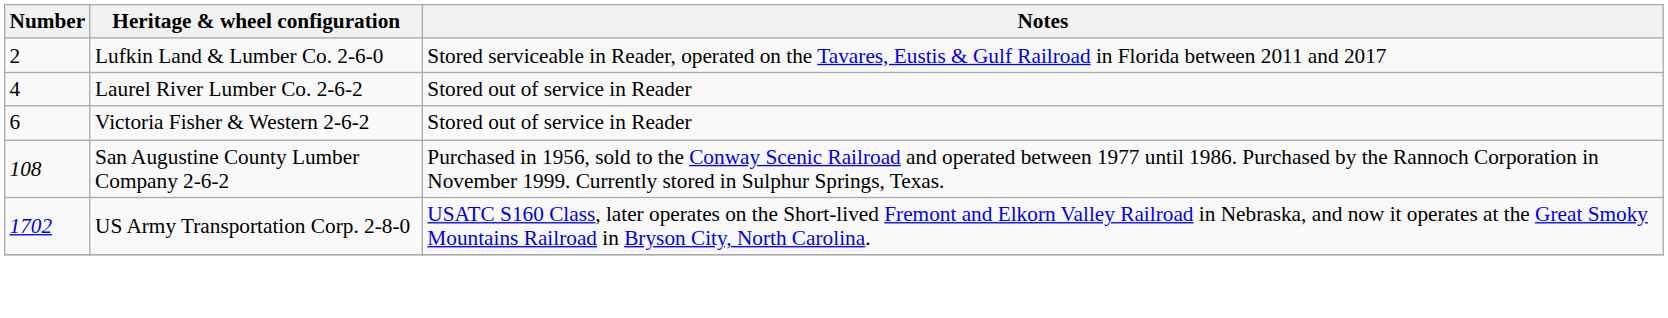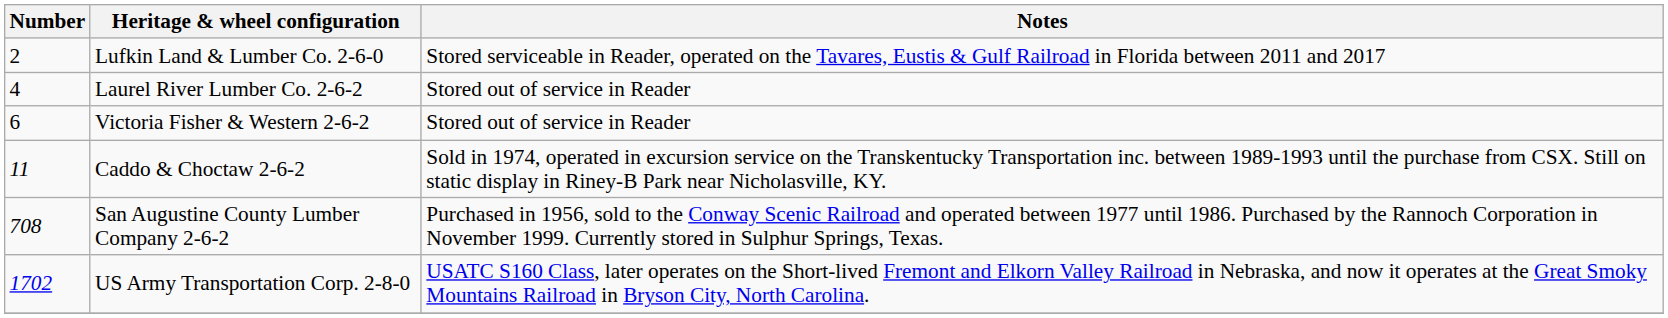+ row: (200, 168)
(26, 168) 108 -> (26, 226) 708
